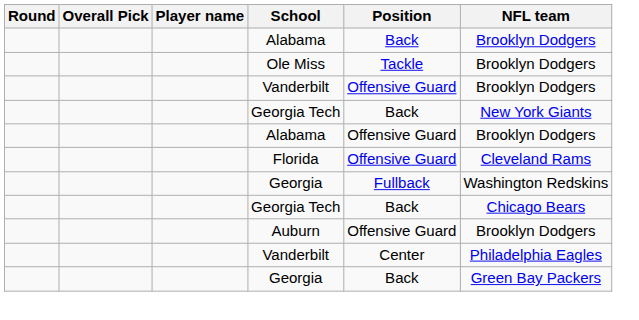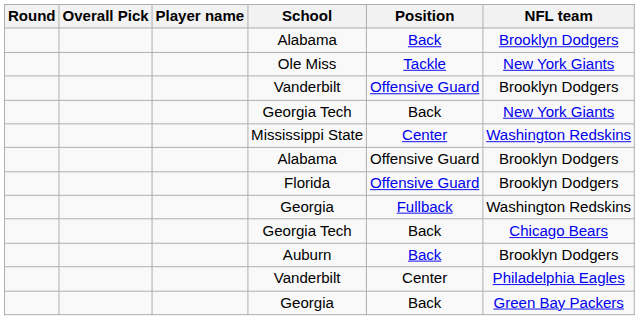(536, 64) Brooklyn Dodgers -> (559, 64) New York Giants
+ row: (32, 136)
(536, 159) Cleveland Rams -> (559, 183) Brooklyn Dodgers
(402, 231) Offensive Guard -> (425, 254) Back
